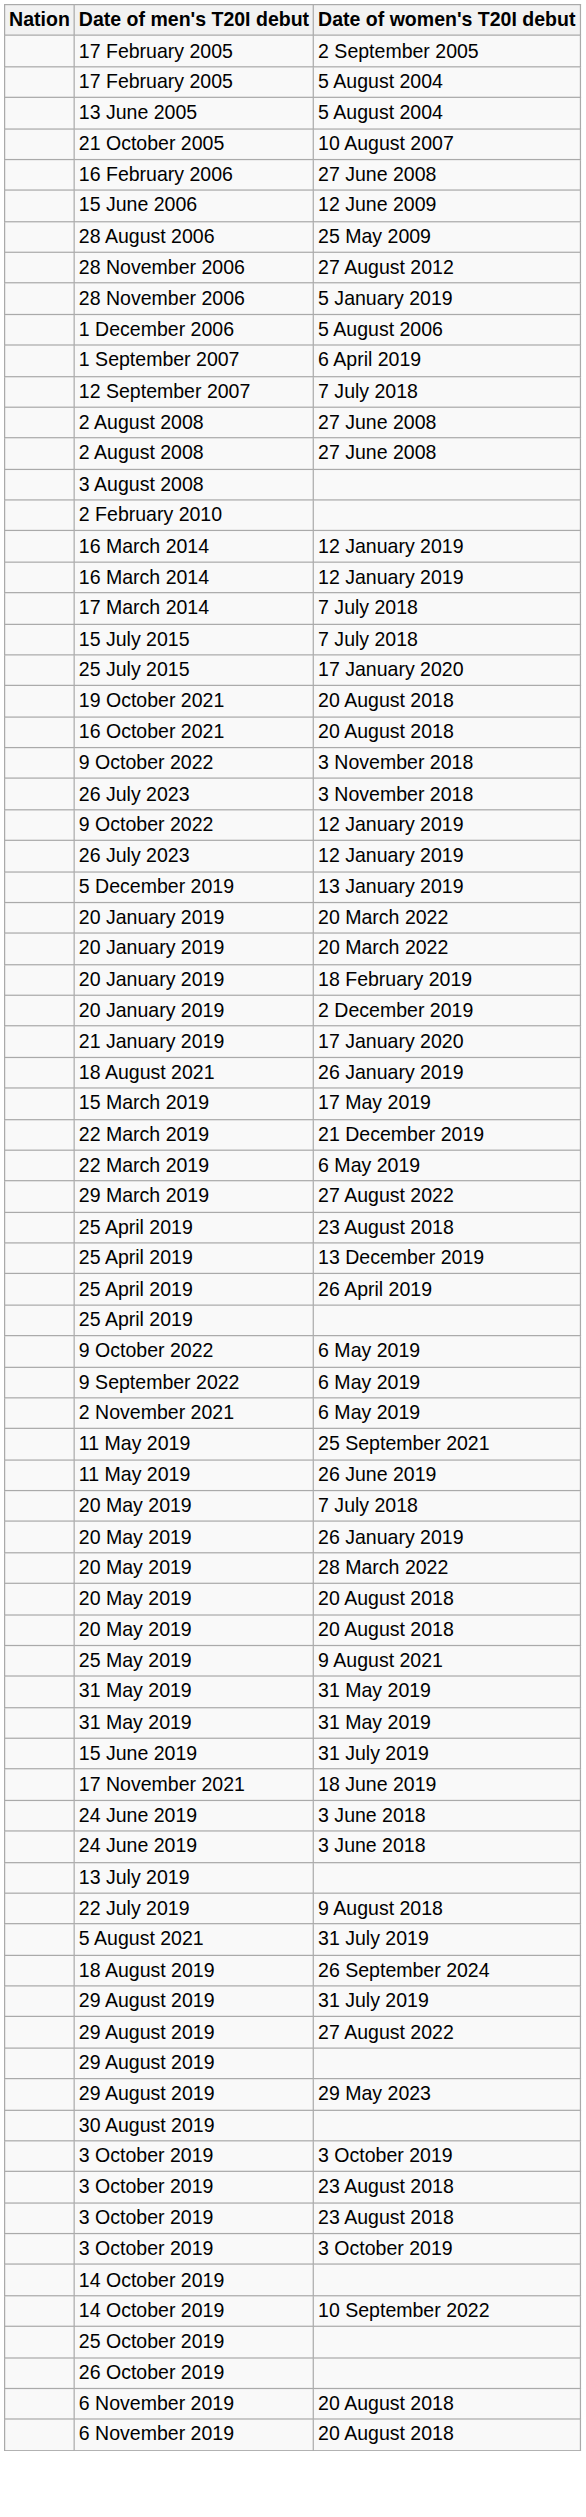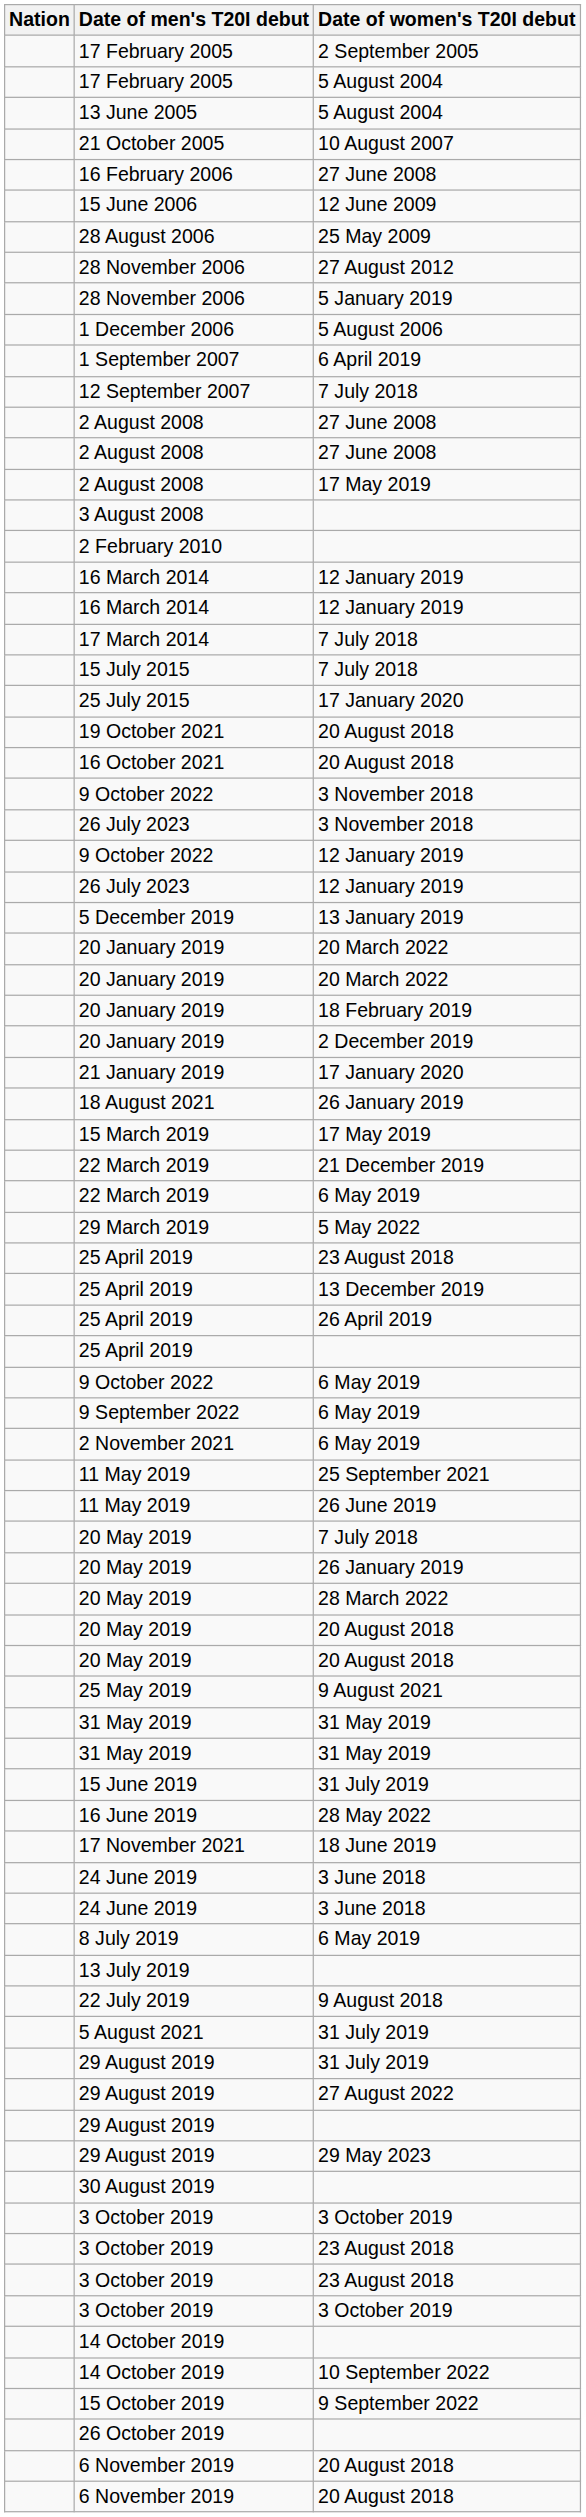+ row: (141, 484)
+ row: (144, 1227)
- row: (144, 1196)
+ row: (138, 1815)
+ row: (129, 1939)
- row: (147, 1970)
+ row: (152, 2403)
- row: (152, 2341)
